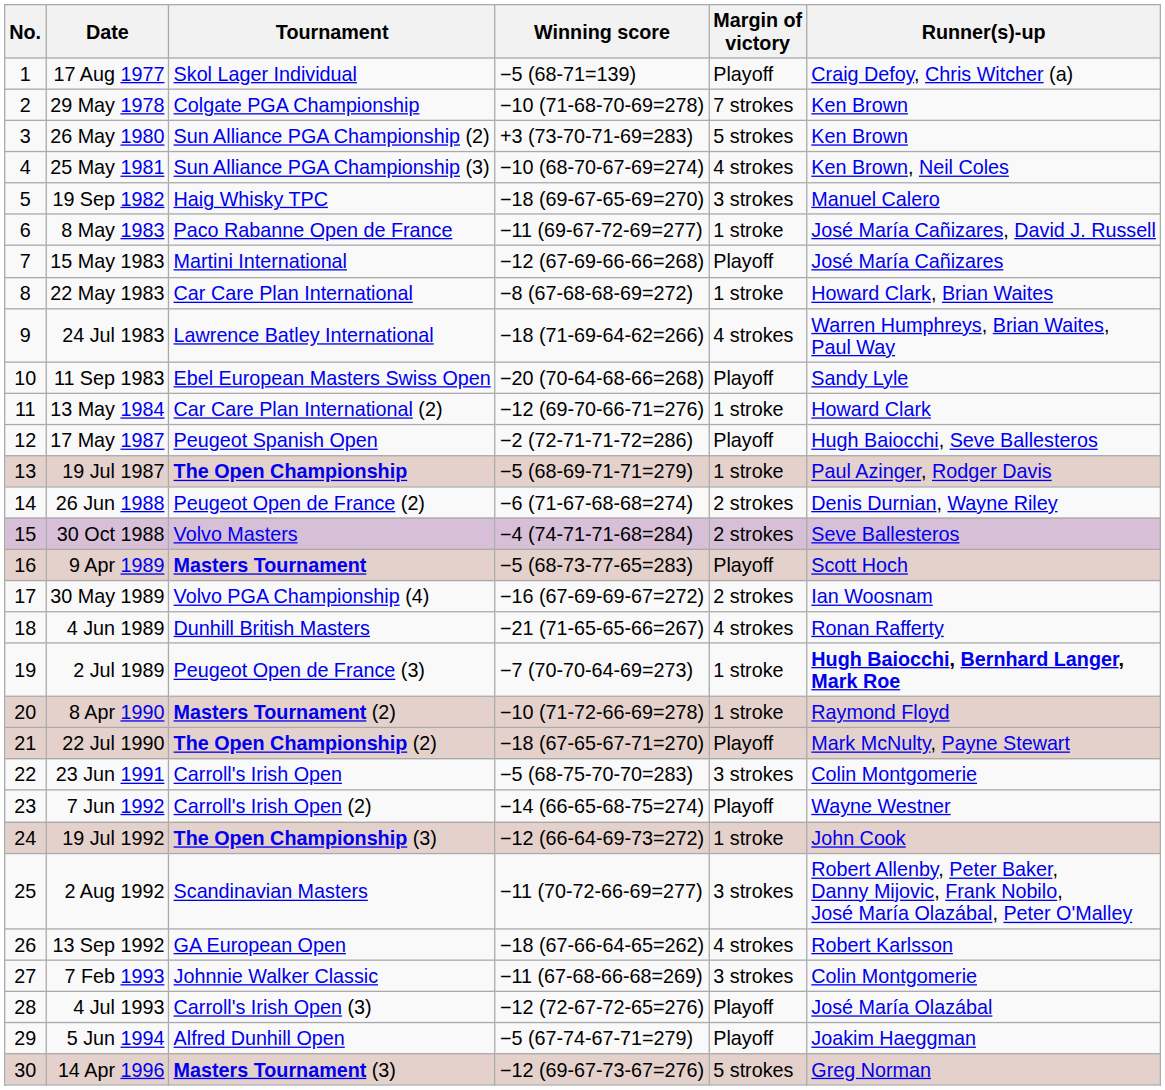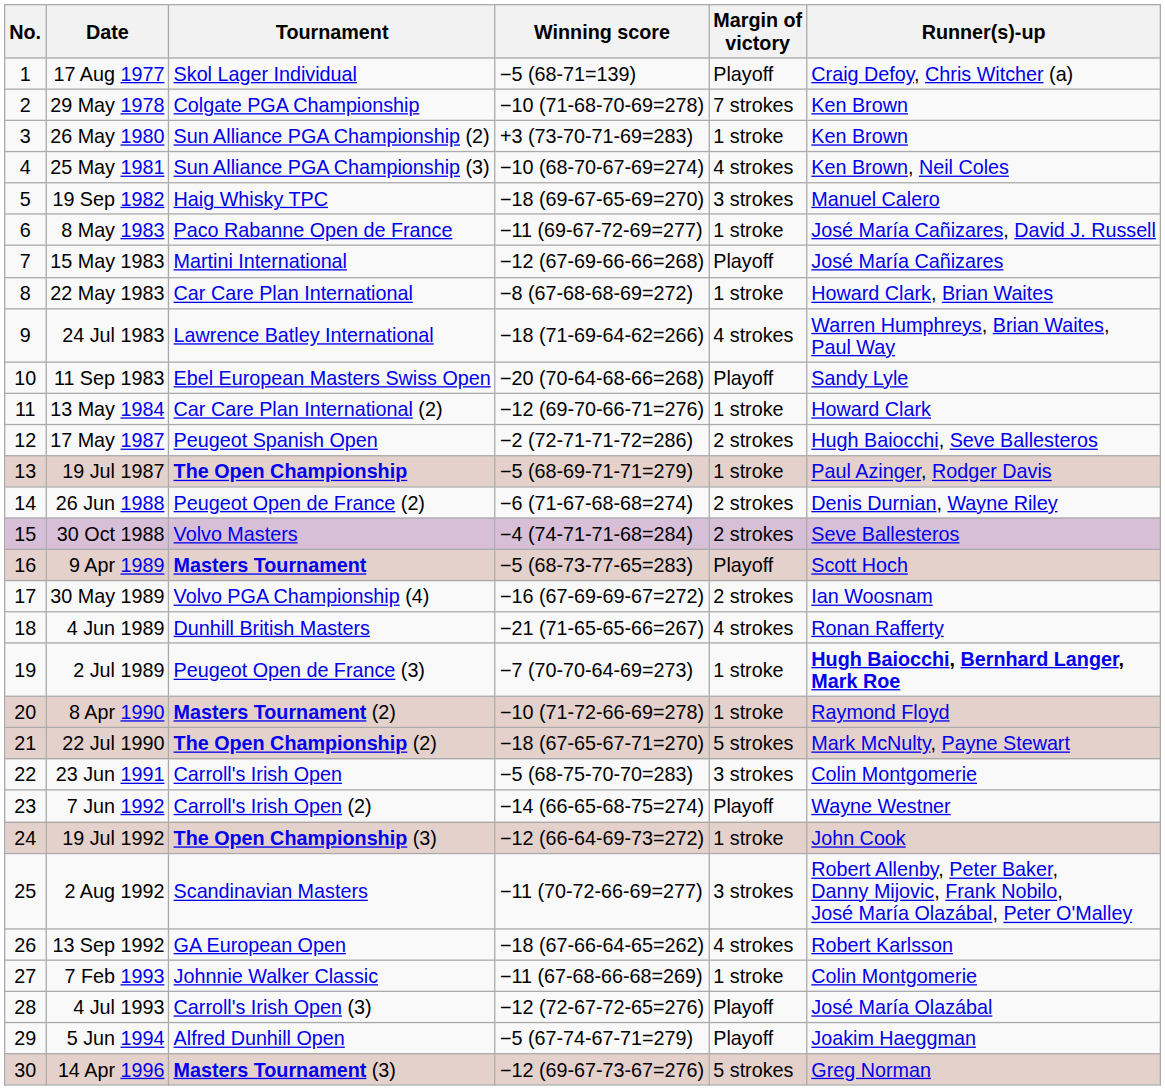(753, 136) 5 strokes -> (748, 136) 1 stroke
(743, 440) Playoff -> (753, 440) 2 strokes
(743, 744) Playoff -> (753, 744) 5 strokes
(753, 976) 3 strokes -> (748, 976) 1 stroke
